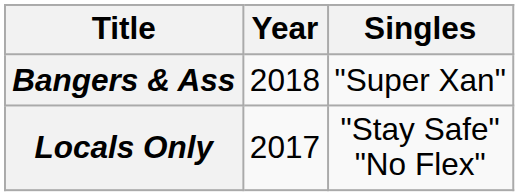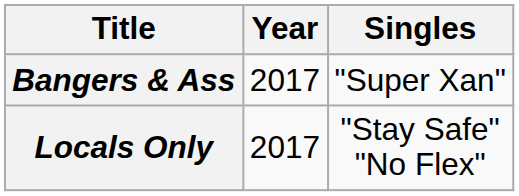(285, 79) 2018 -> (285, 79) 2017
